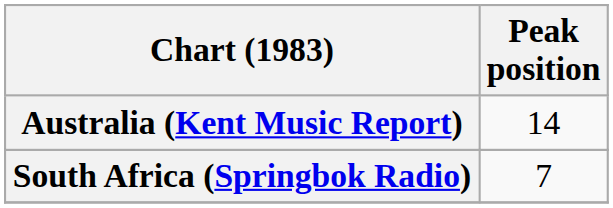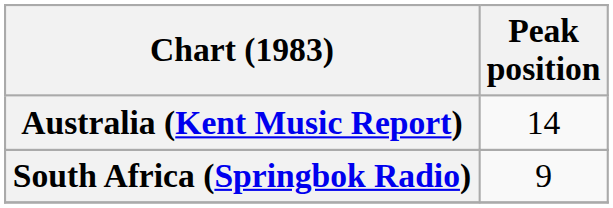(544, 175) 7 -> (544, 175) 9
